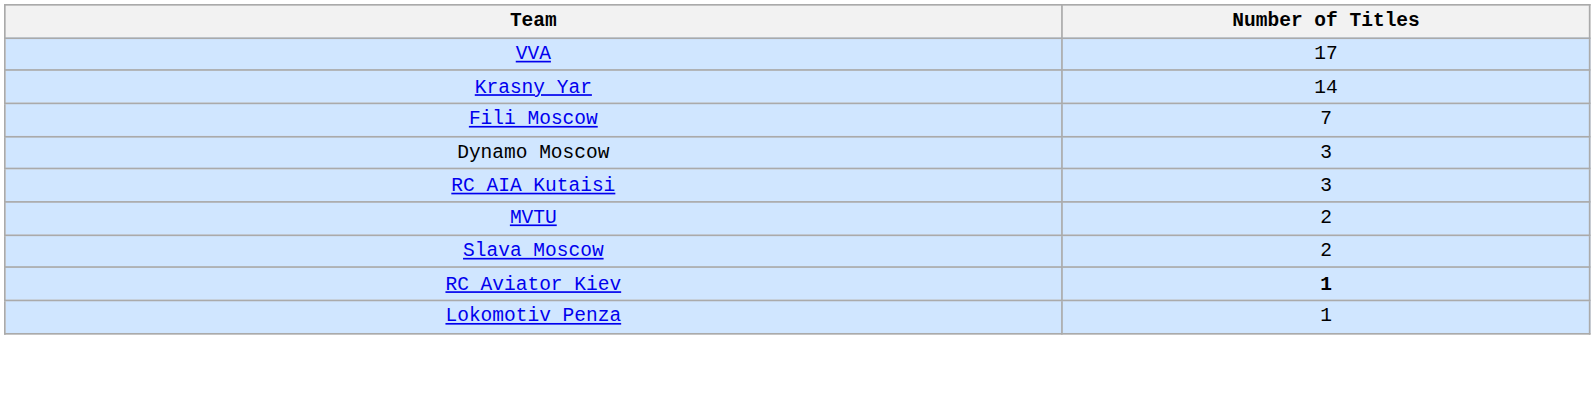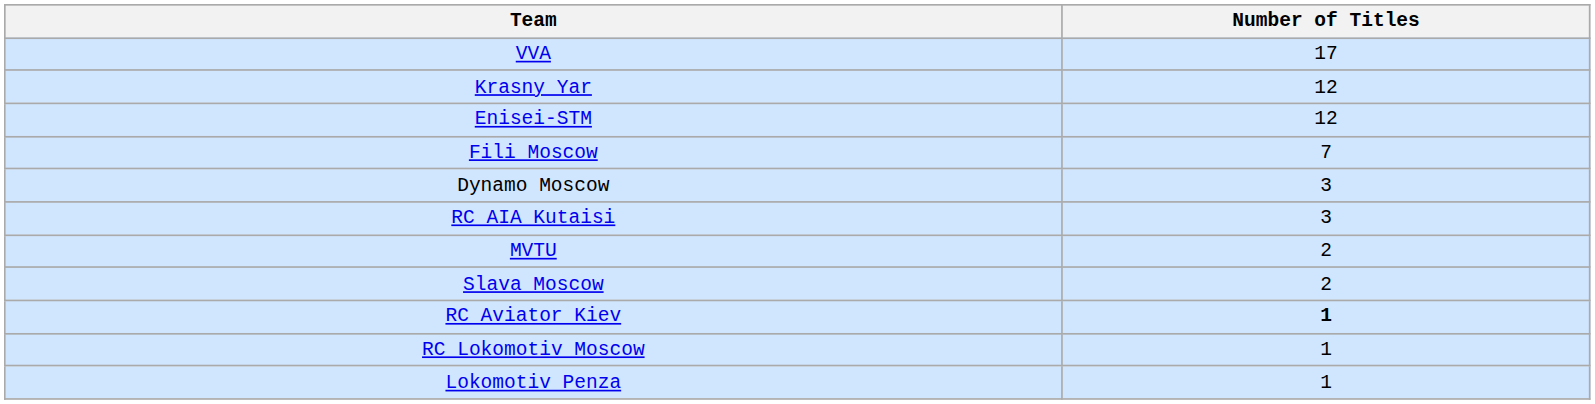(1326, 87) 14 -> (1326, 87) 12
+ row: (533, 119)
+ row: (533, 349)
